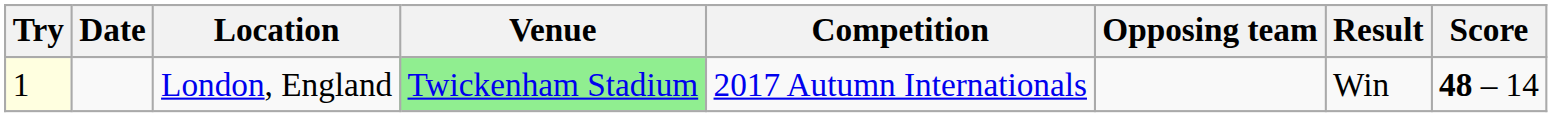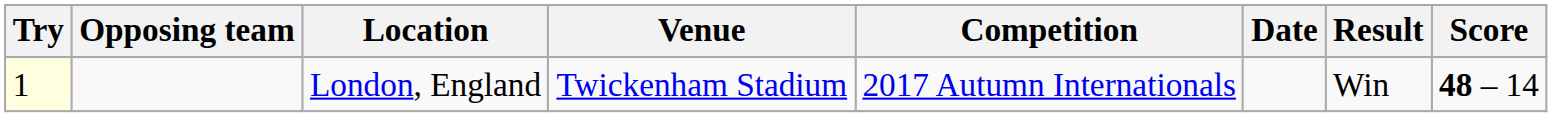columns swapped: (1210, 30) <-> (112, 30)
(553, 83) lightgreen background -> (702, 83) no background
